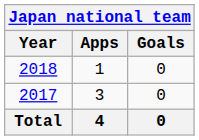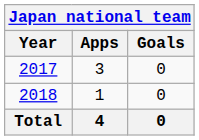rows swapped: (38, 96) <-> (38, 70)
